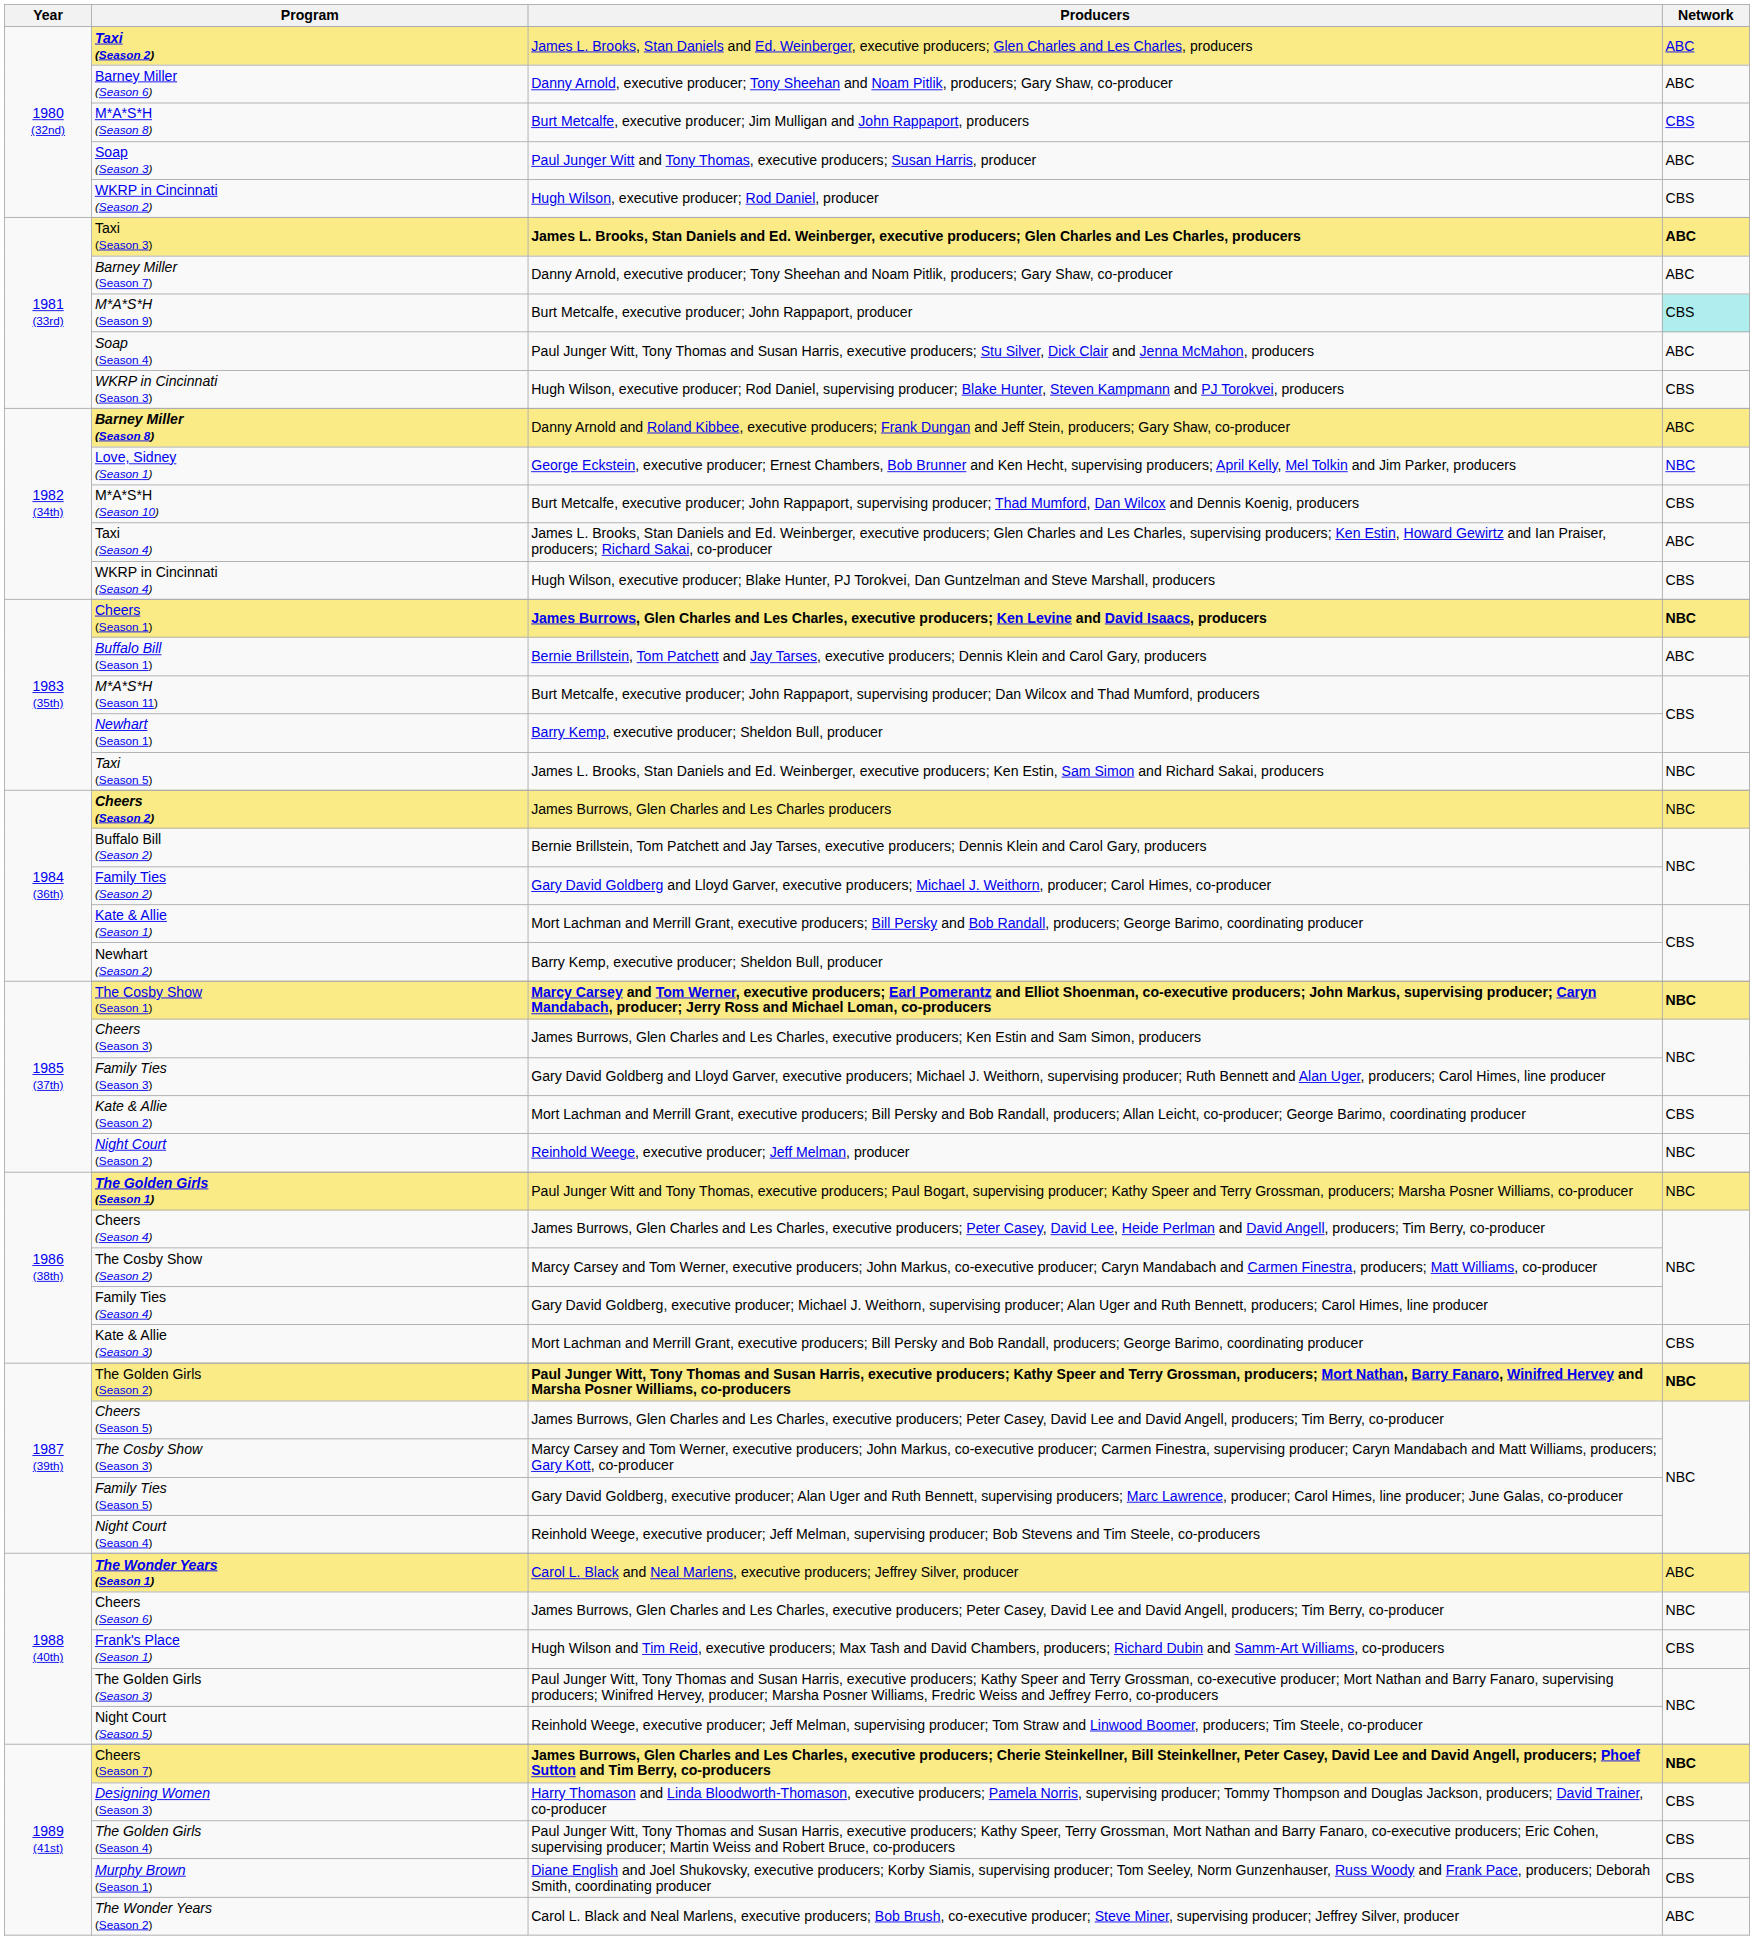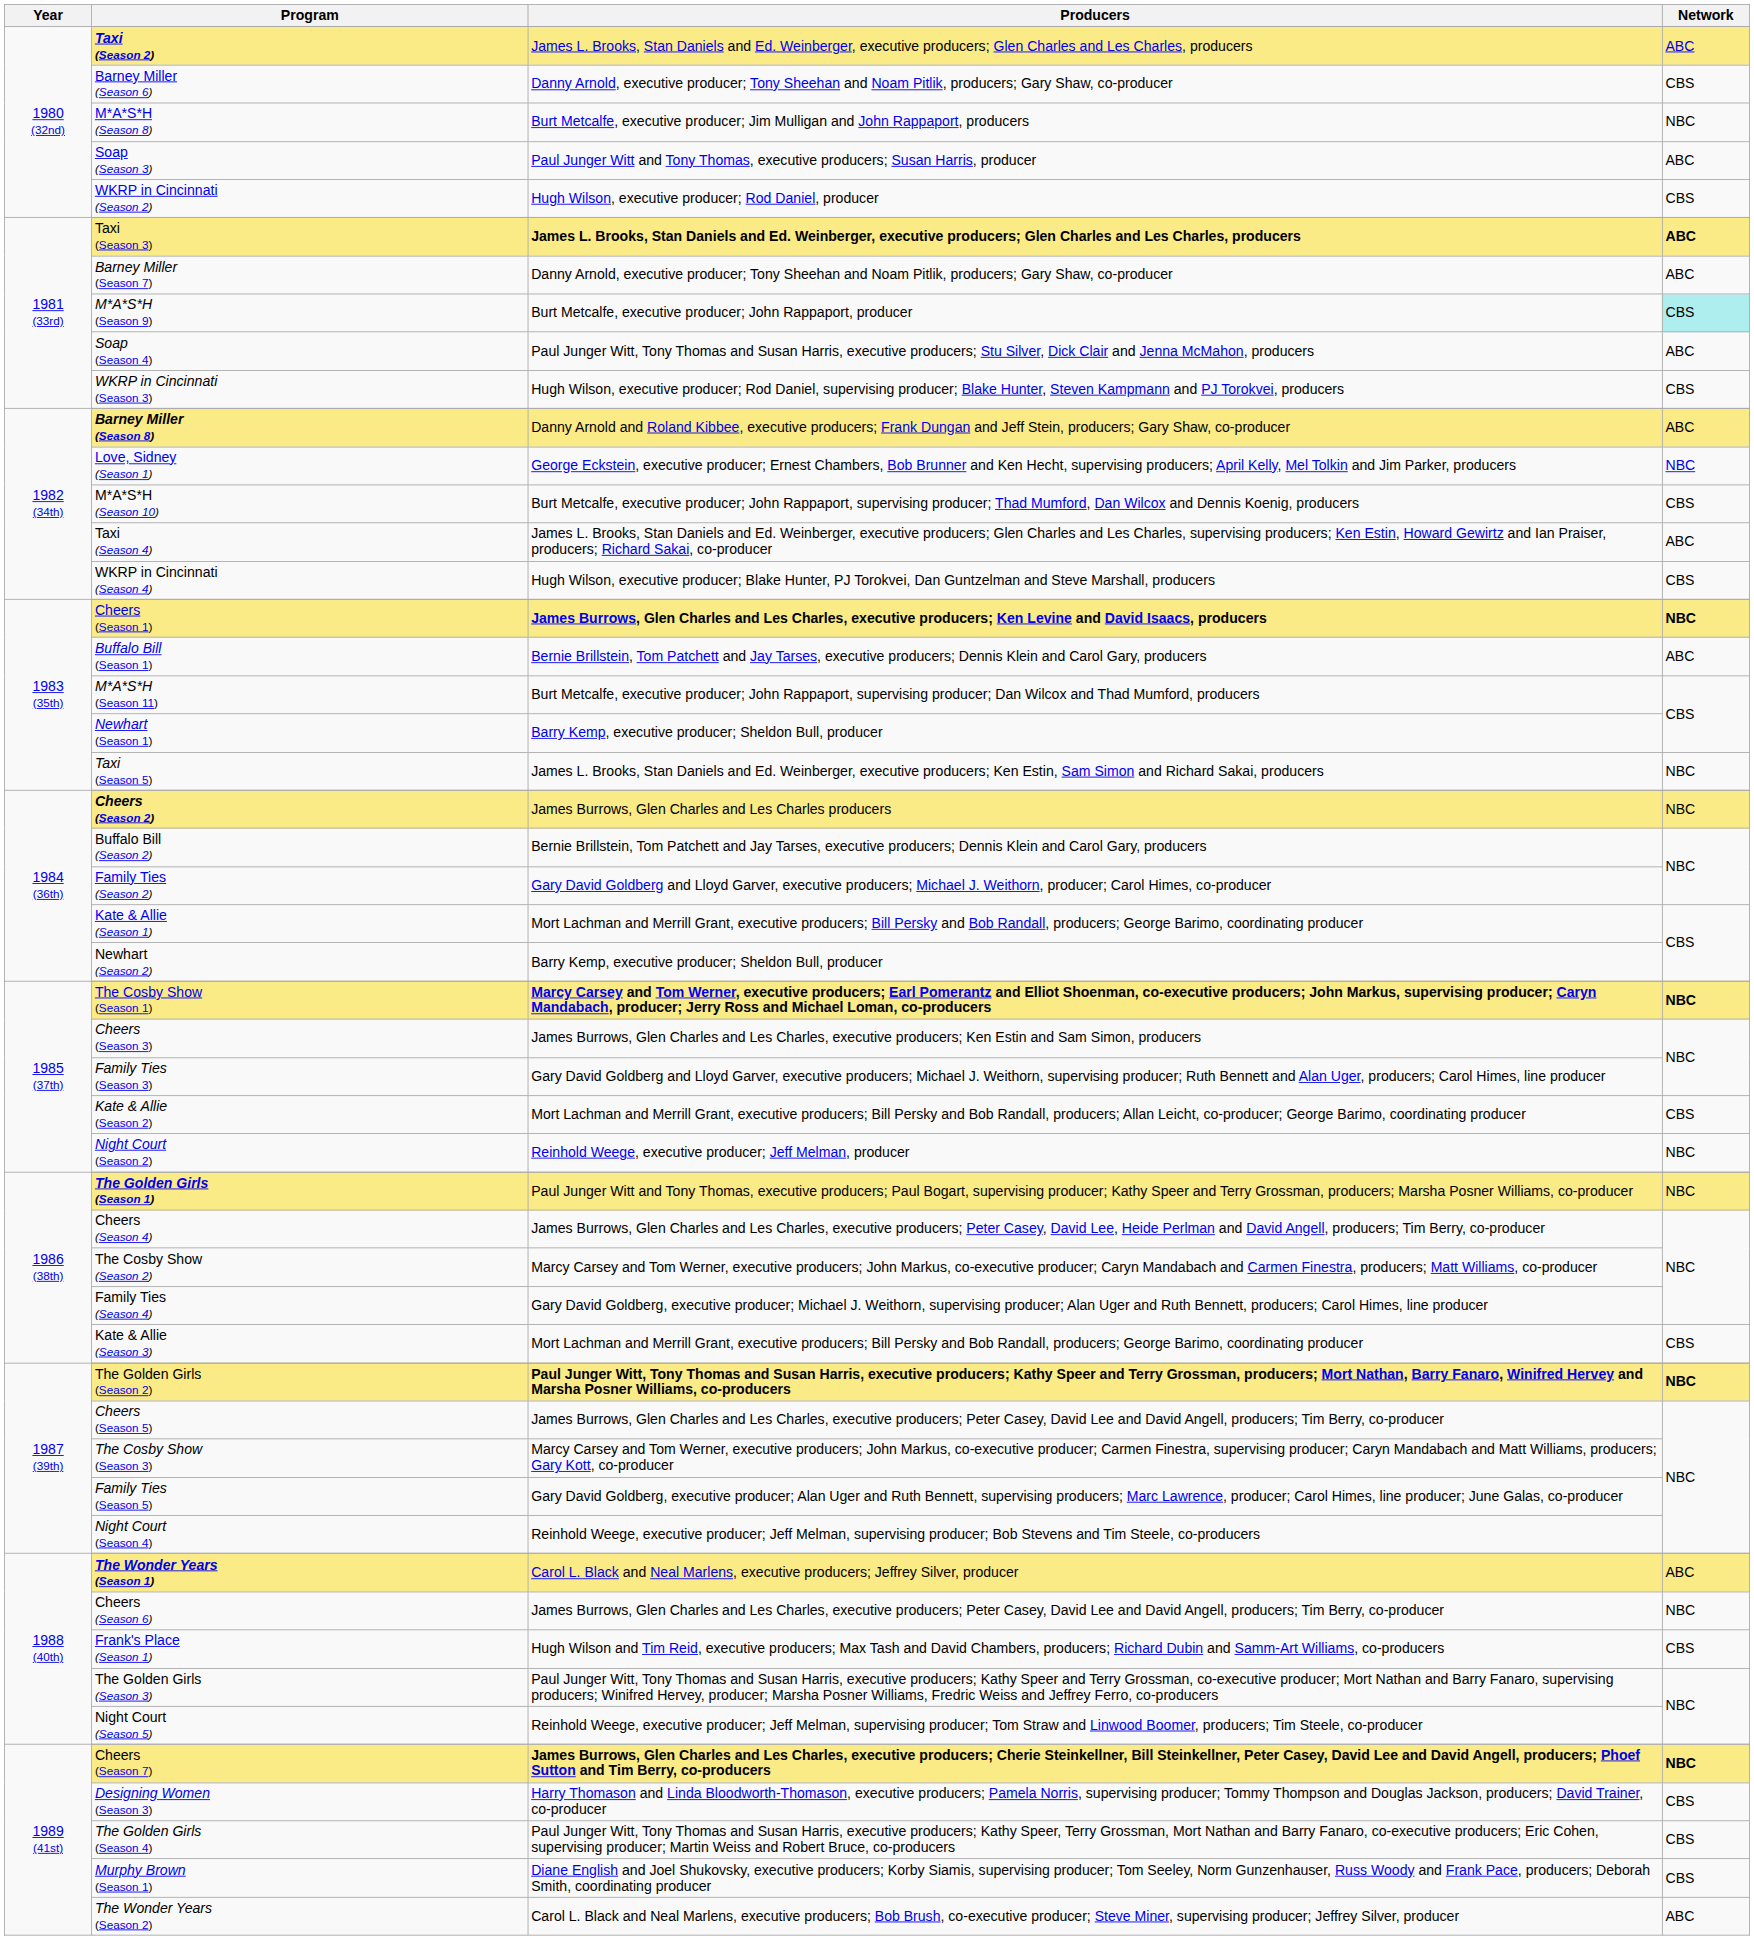(1680, 84) ABC -> (1680, 84) CBS
(1680, 122) CBS -> (1680, 122) NBC
